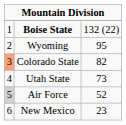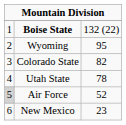(9, 62) lightsalmon background -> (9, 62) no background
(101, 78) 73 -> (101, 78) 78
